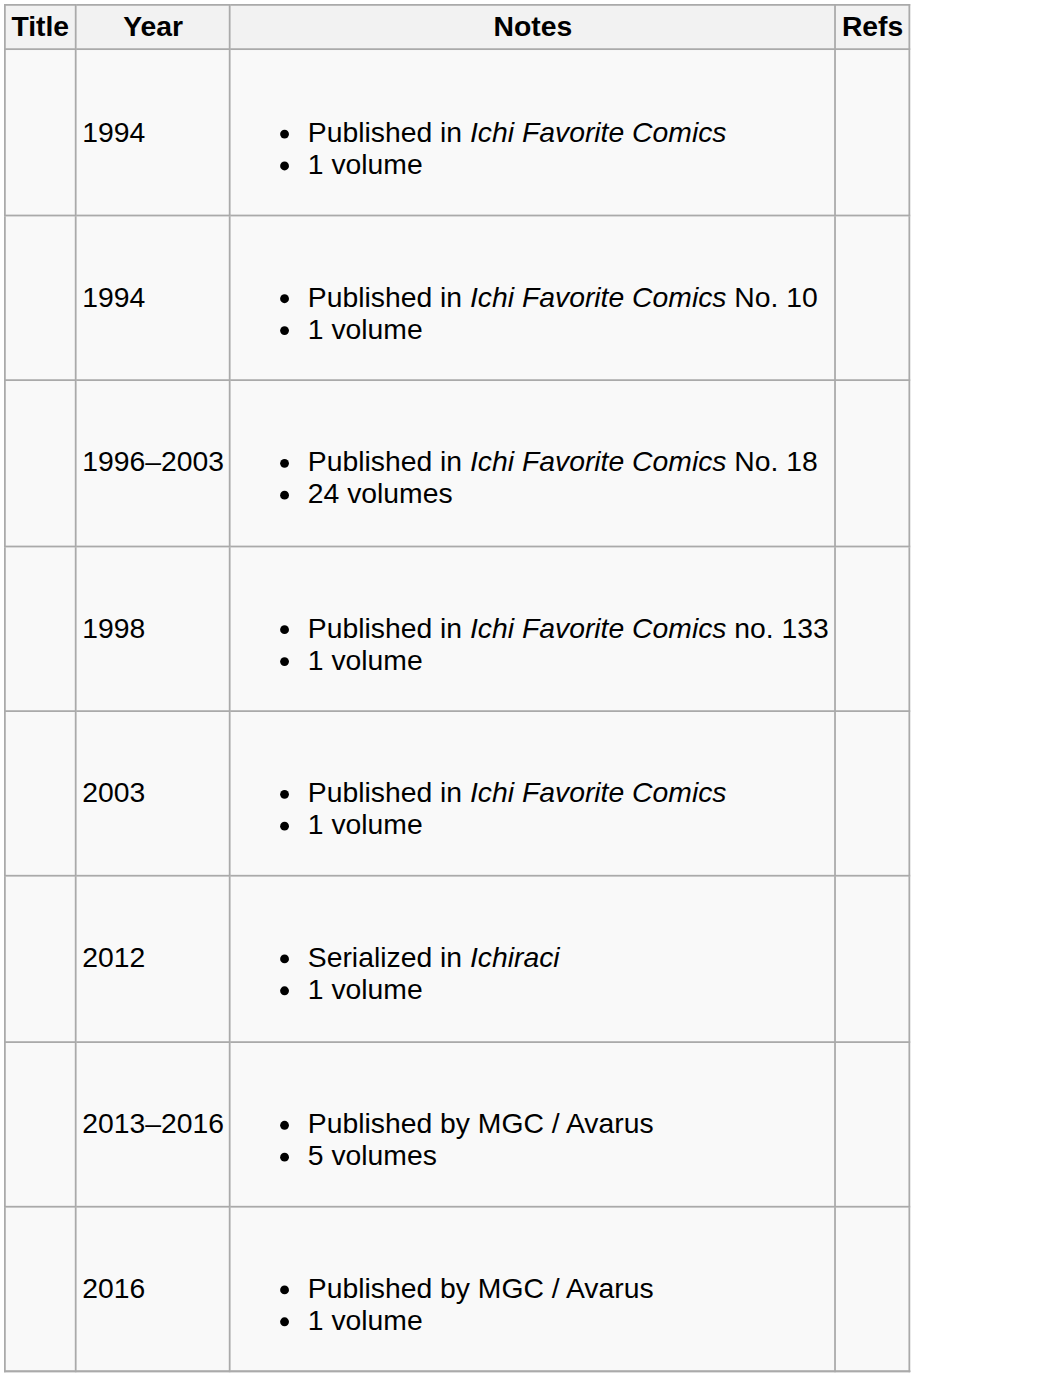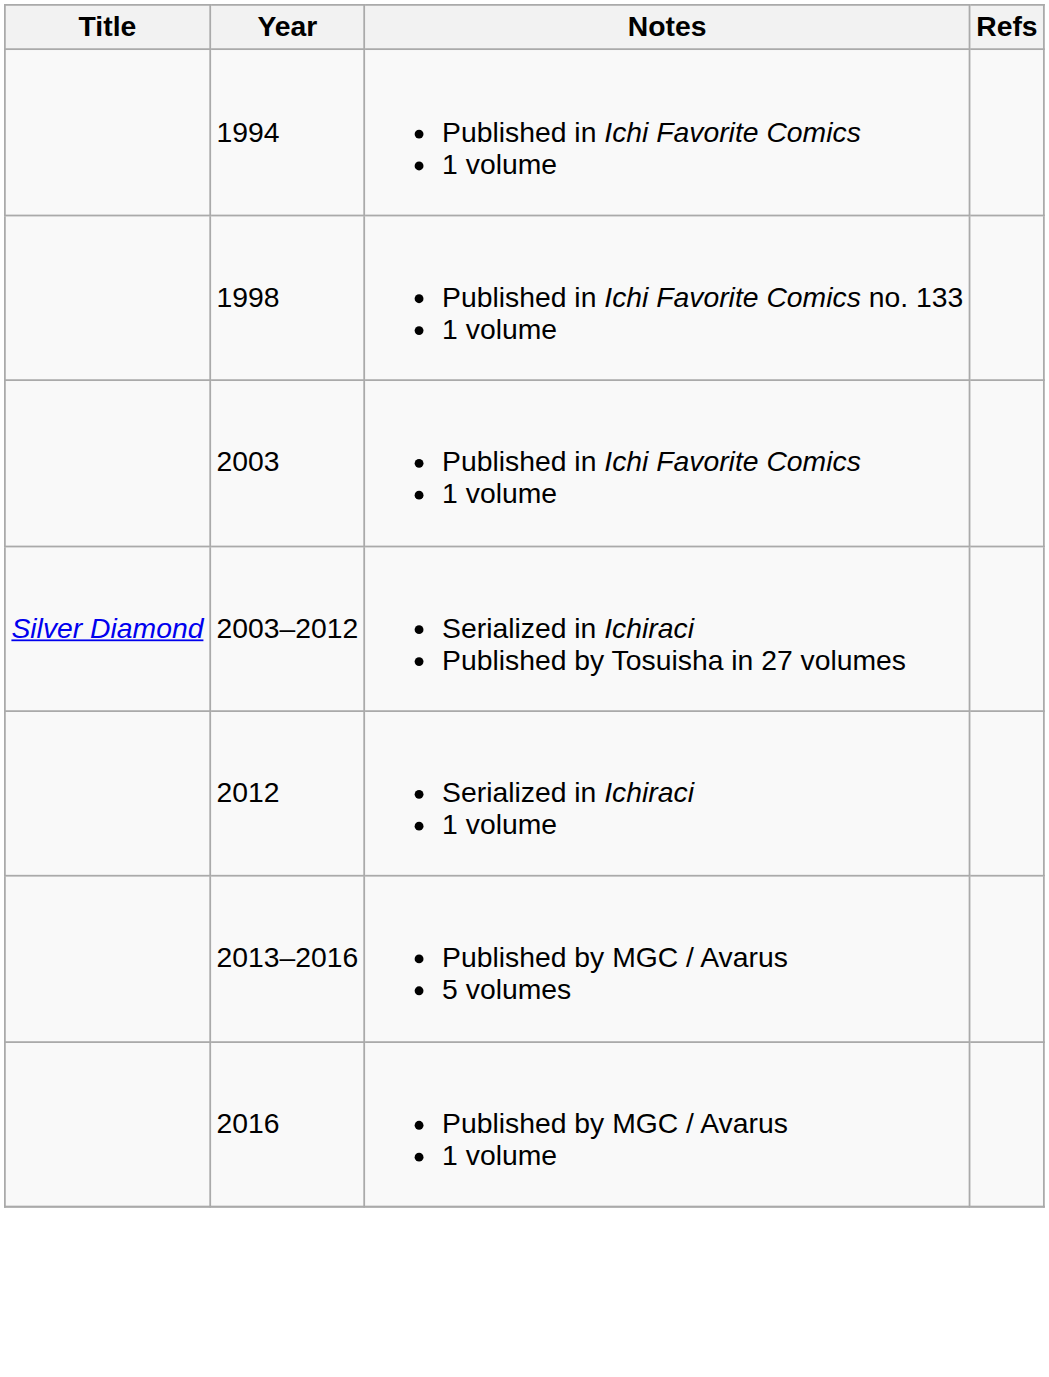- row: (114, 297)
- row: (153, 462)
+ row: (287, 627)
